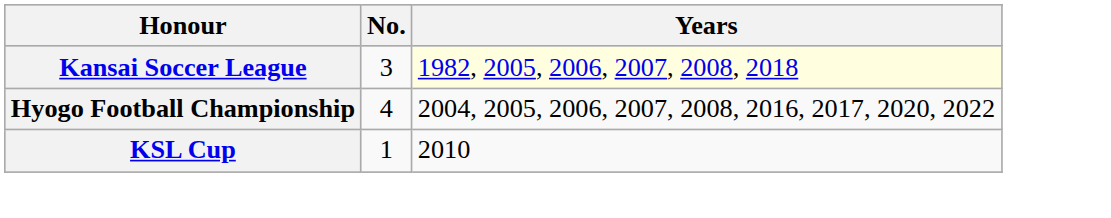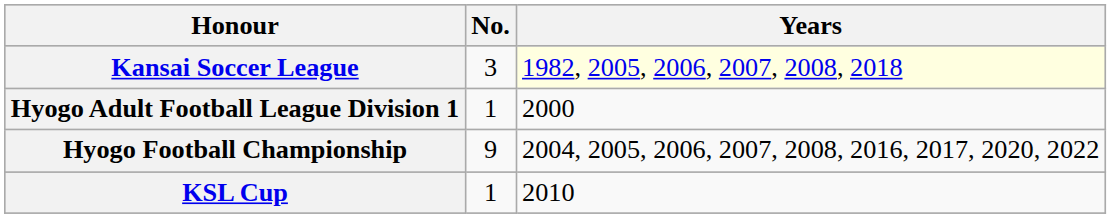+ row: (235, 108)
(386, 108) 4 -> (491, 150) 9
